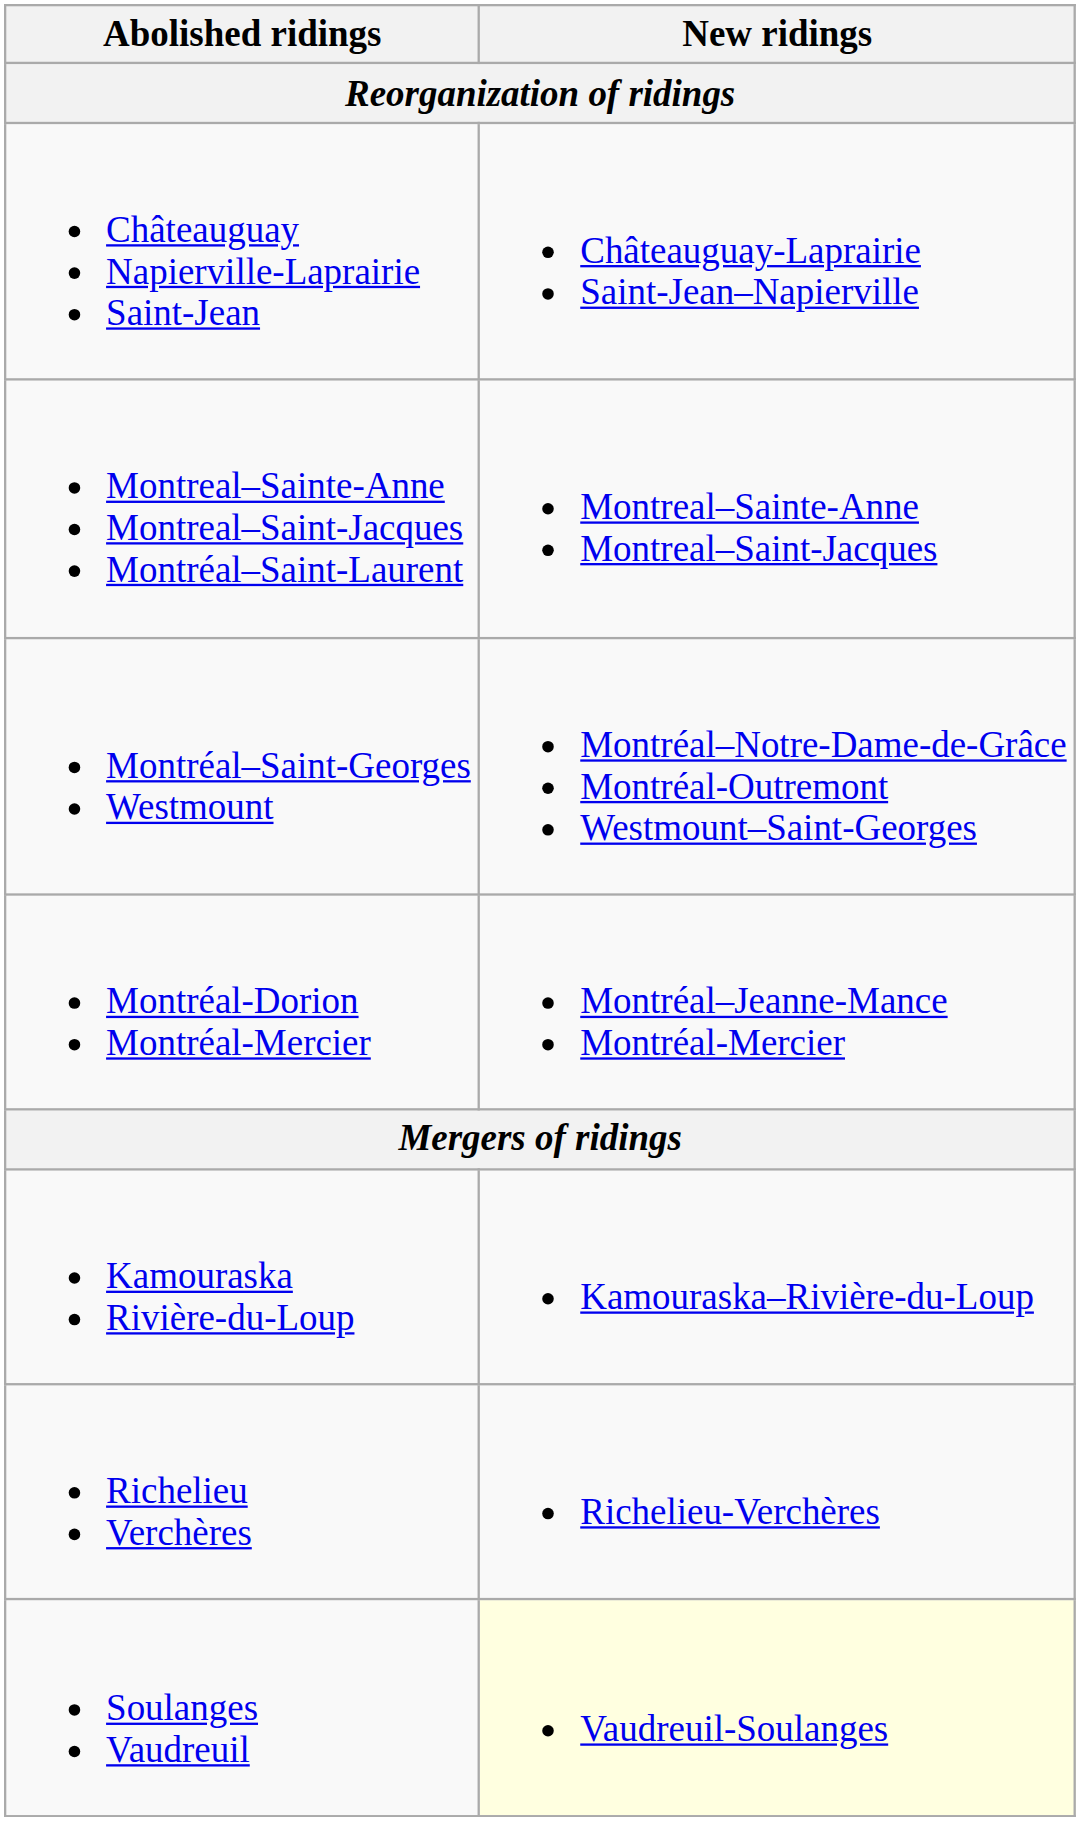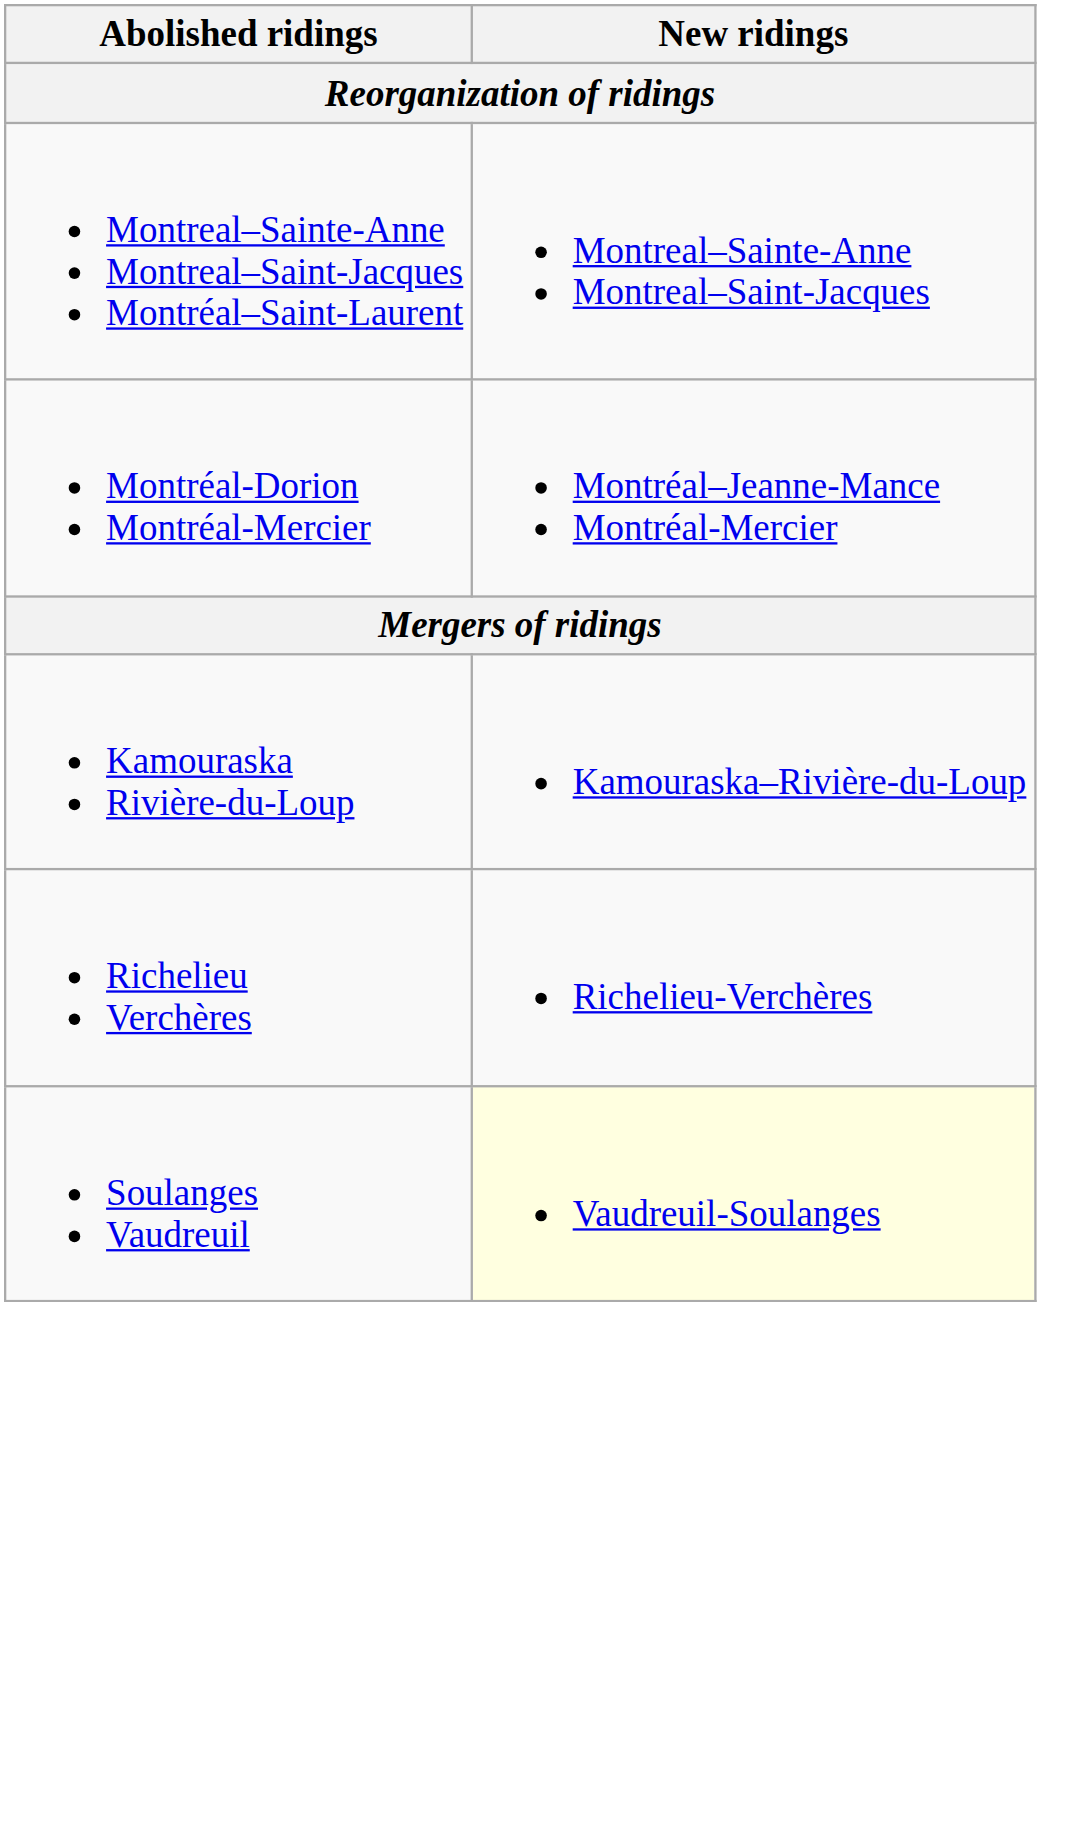- row: (242, 272)
- row: (242, 786)
